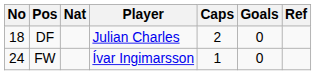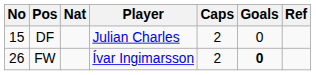(17, 37) 18 -> (17, 37) 15
(17, 59) 24 -> (17, 59) 26
(217, 59) 1 -> (217, 59) 2
(260, 59) normal -> (260, 59) bold
